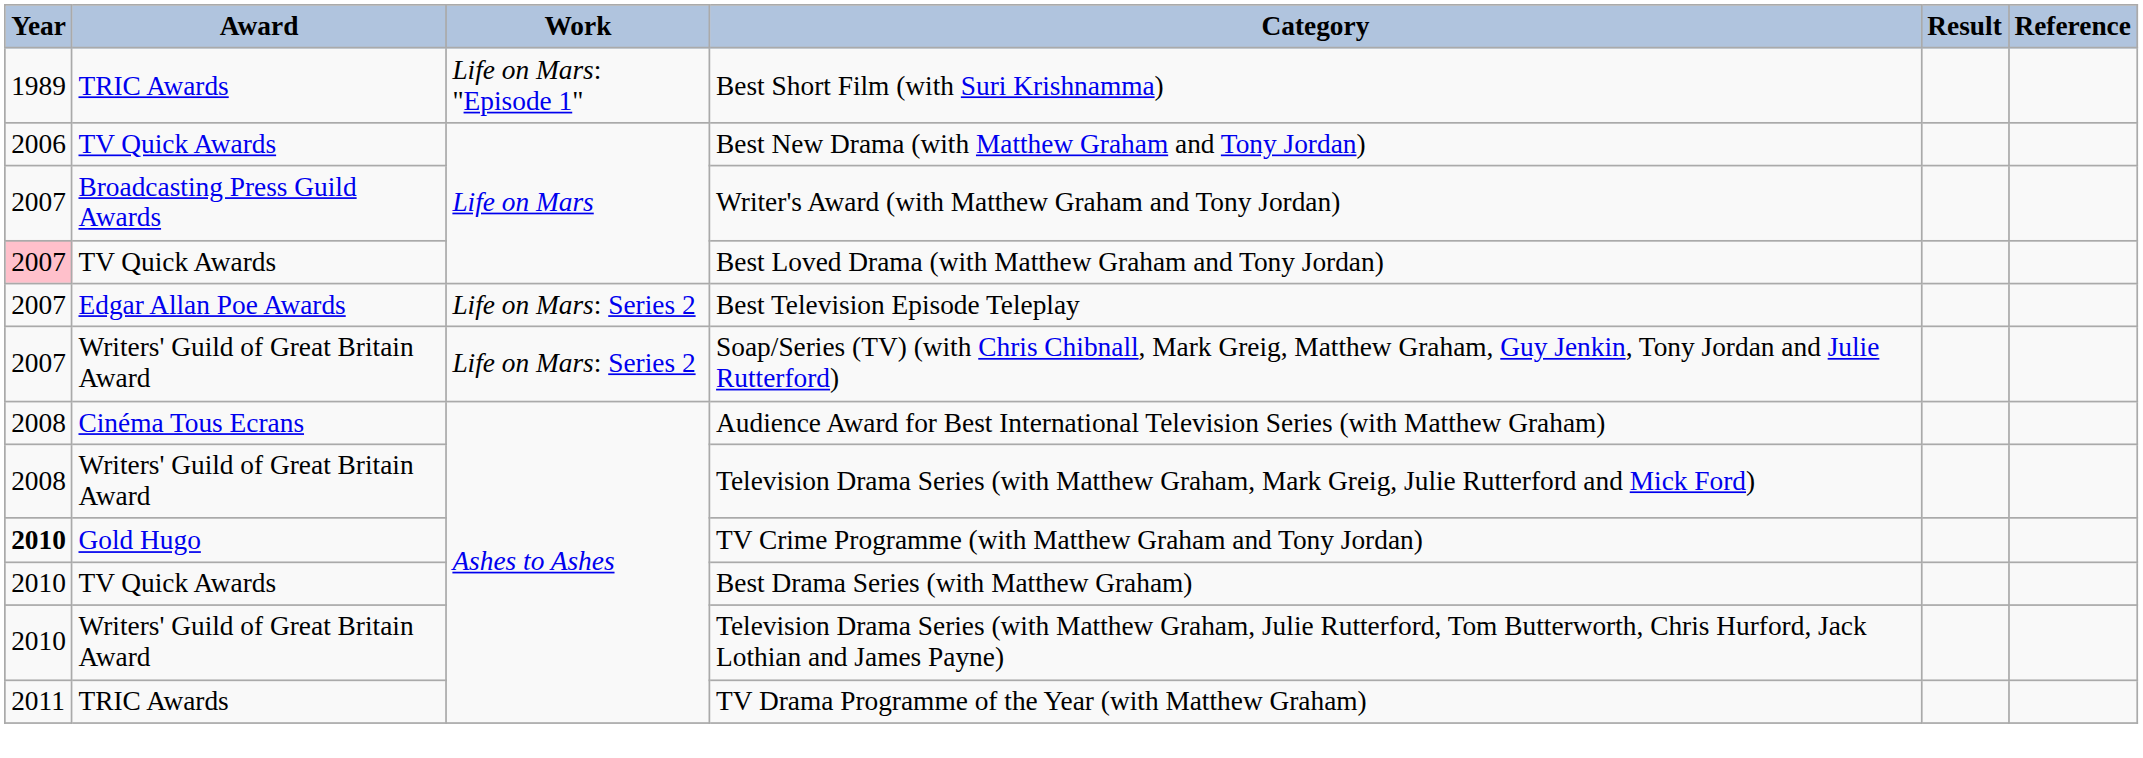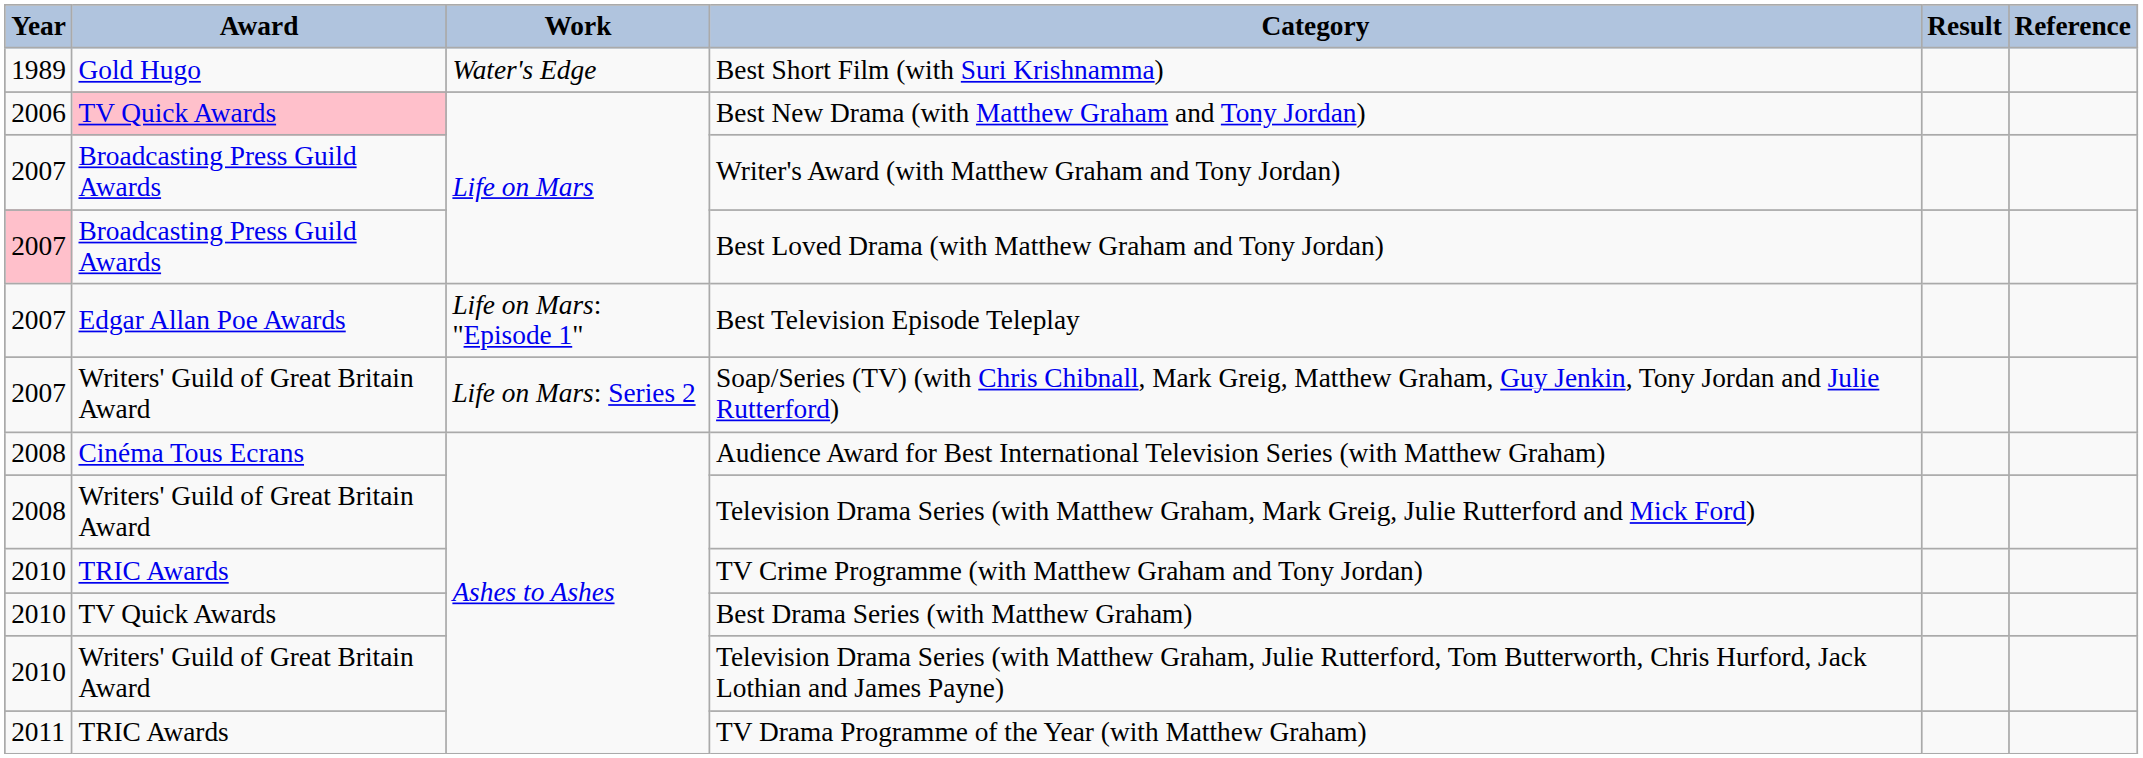(154, 84) TRIC Awards -> (140, 69) Gold Hugo
(527, 84) Life on Mars: "Episode 1" -> (524, 69) Water's Edge
(177, 143) no background -> (177, 112) pink background
(177, 261) TV Quick Awards -> (218, 245) Broadcasting Press Guild Awards
(574, 304) Life on Mars: Series 2 -> (527, 320) Life on Mars: "Episode 1"
(39, 539) bold -> (39, 570) normal
(140, 539) Gold Hugo -> (154, 570) TRIC Awards
